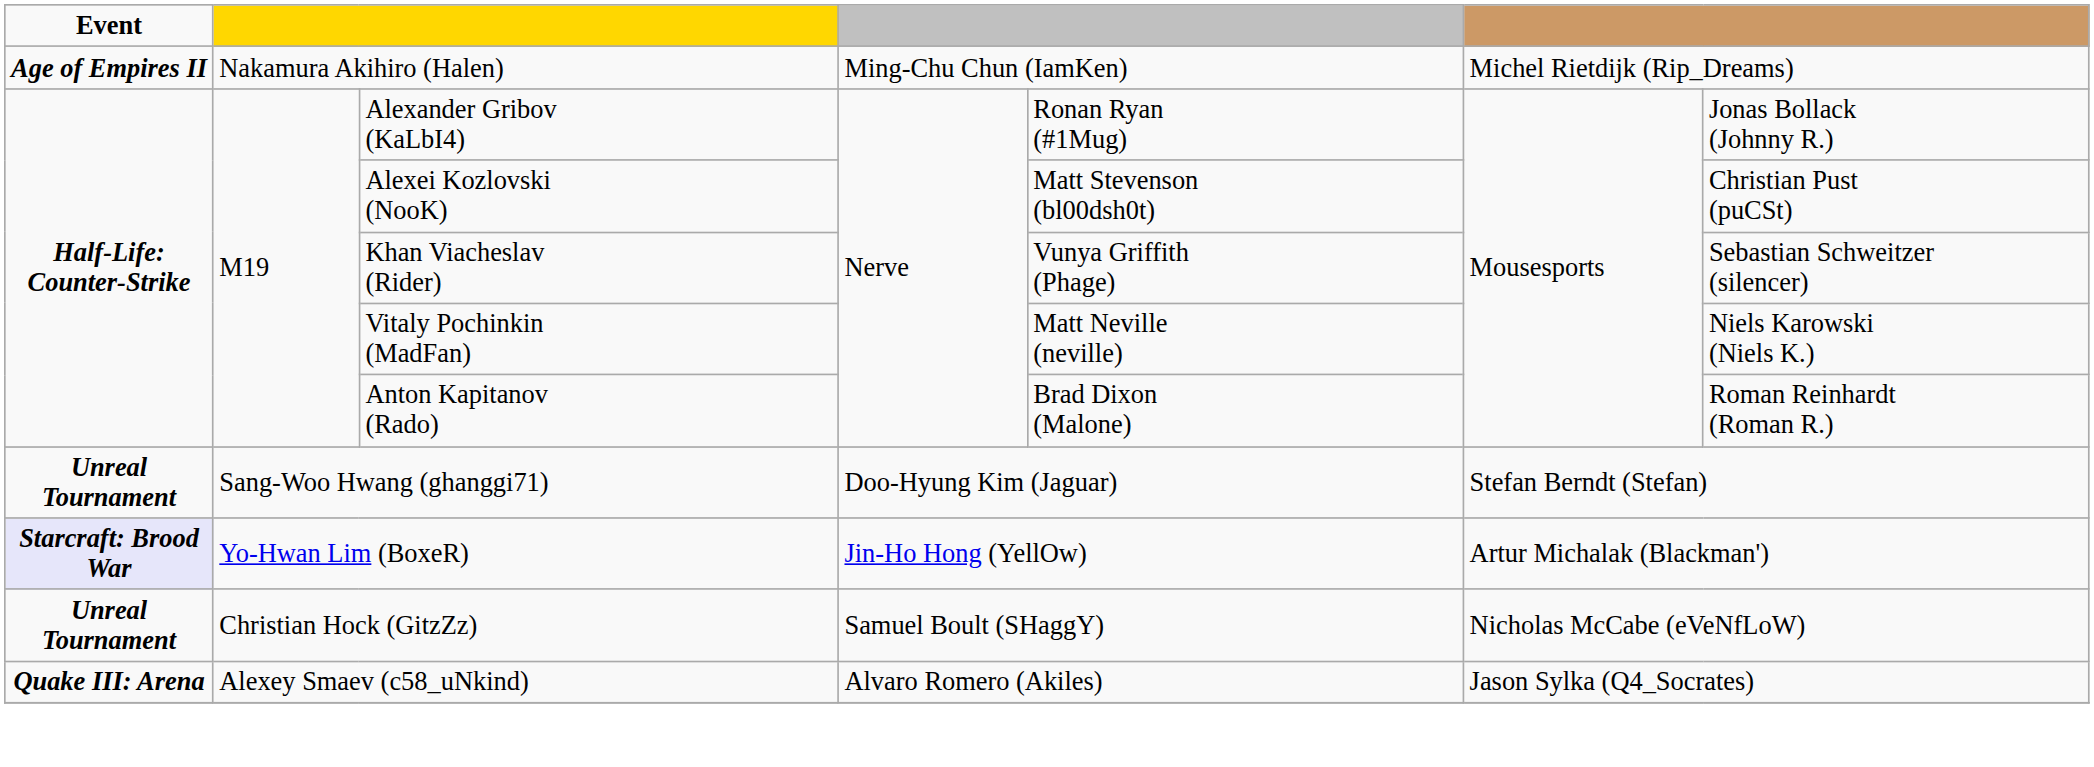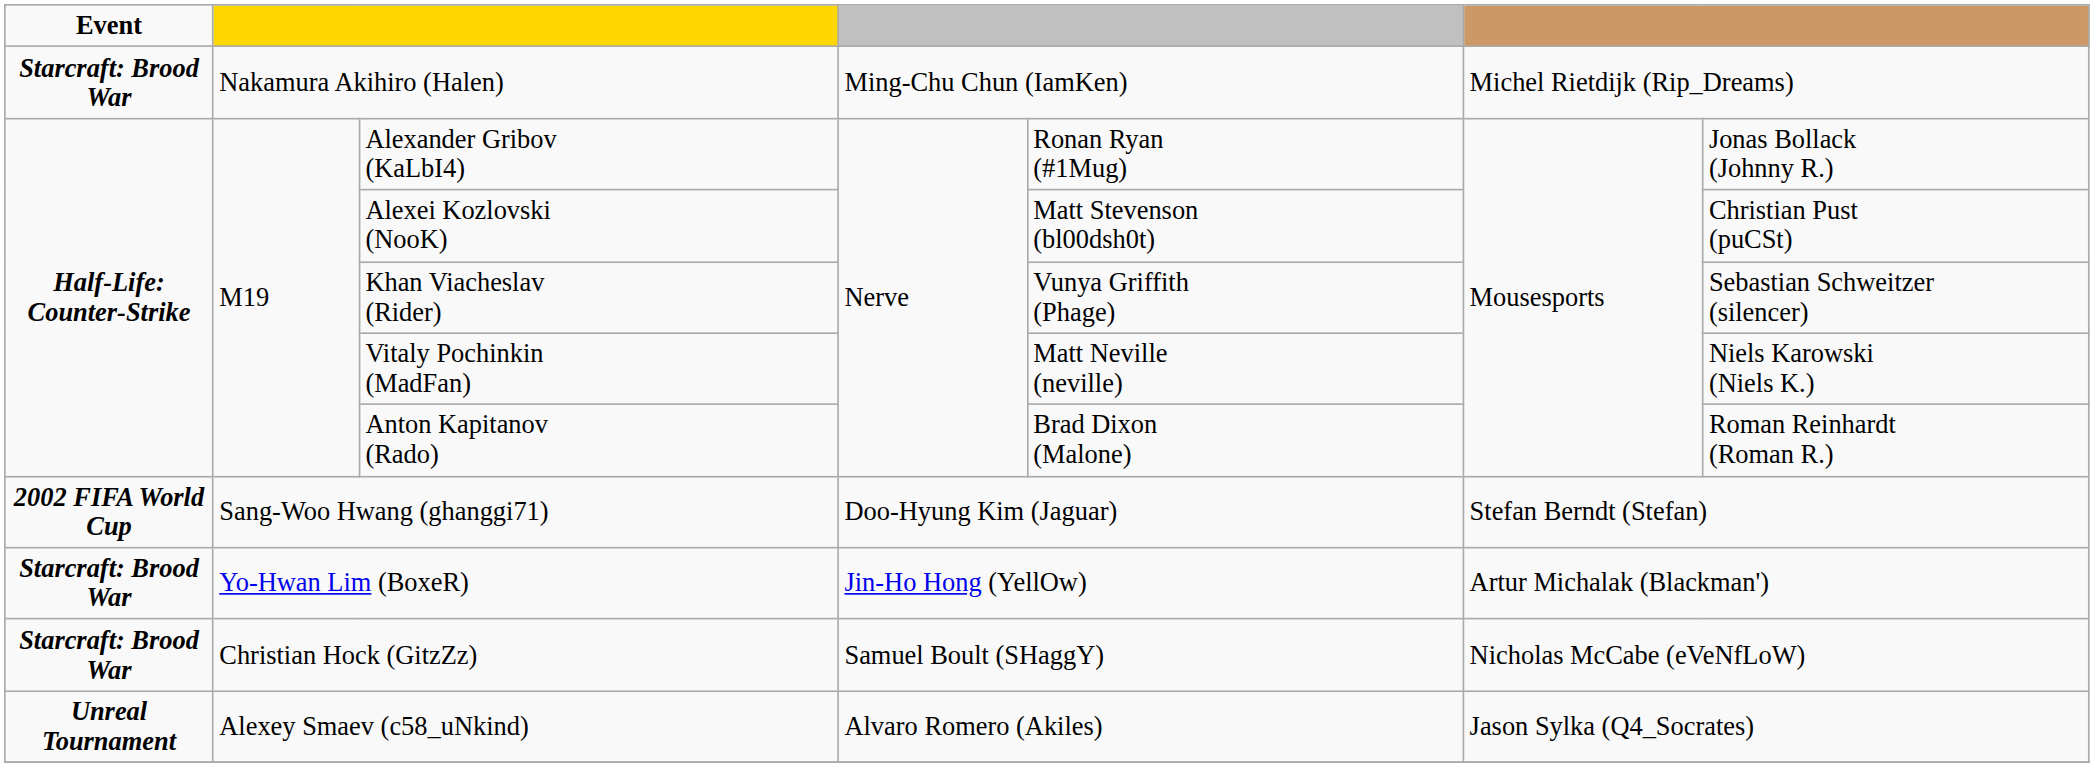(109, 67) Age of Empires II -> (109, 82) Starcraft: Brood War
(109, 481) Unreal Tournament -> (109, 511) 2002 FIFA World Cup
(109, 553) lavender background -> (109, 583) no background
(109, 625) Unreal Tournament -> (109, 654) Starcraft: Brood War
(109, 681) Quake III: Arena -> (109, 726) Unreal Tournament
